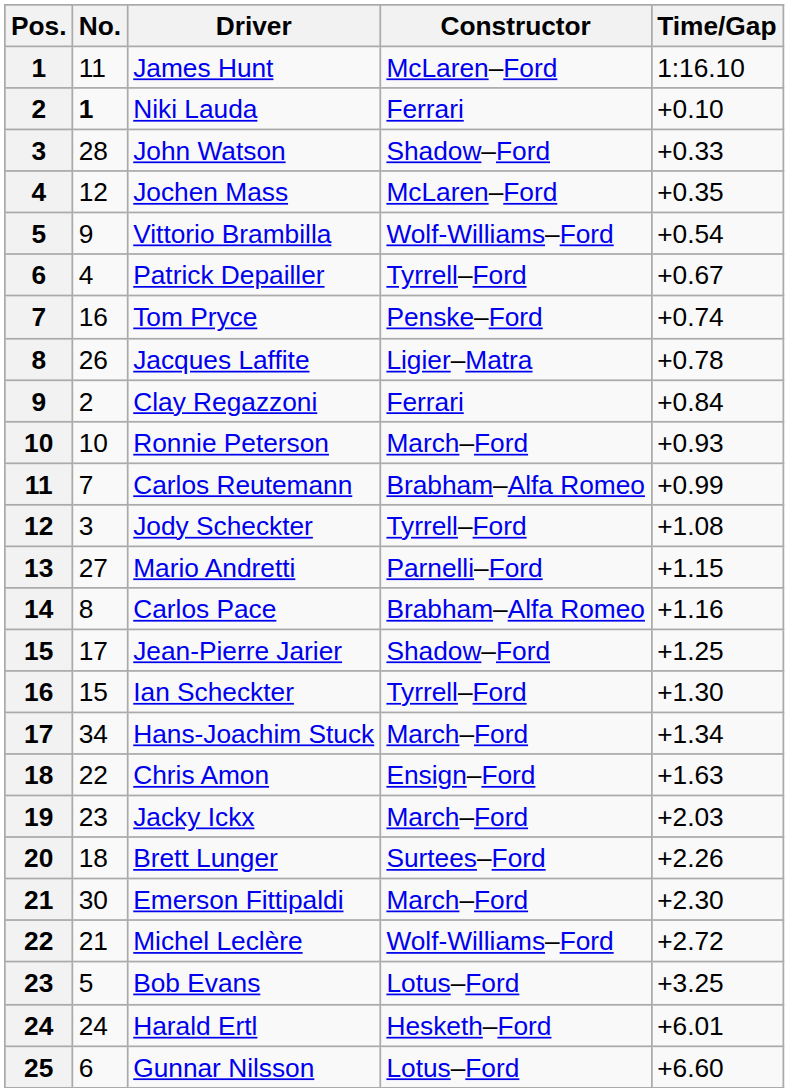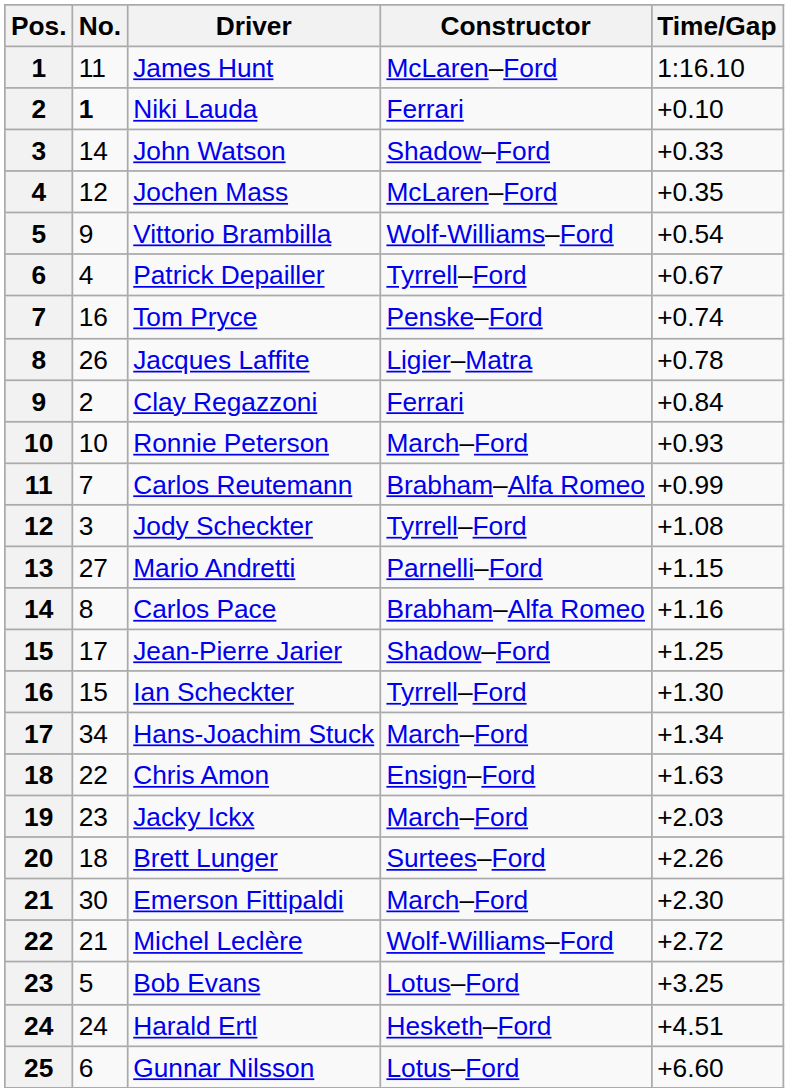(93, 151) 28 -> (93, 151) 14
(690, 1025) +6.01 -> (690, 1025) +4.51
